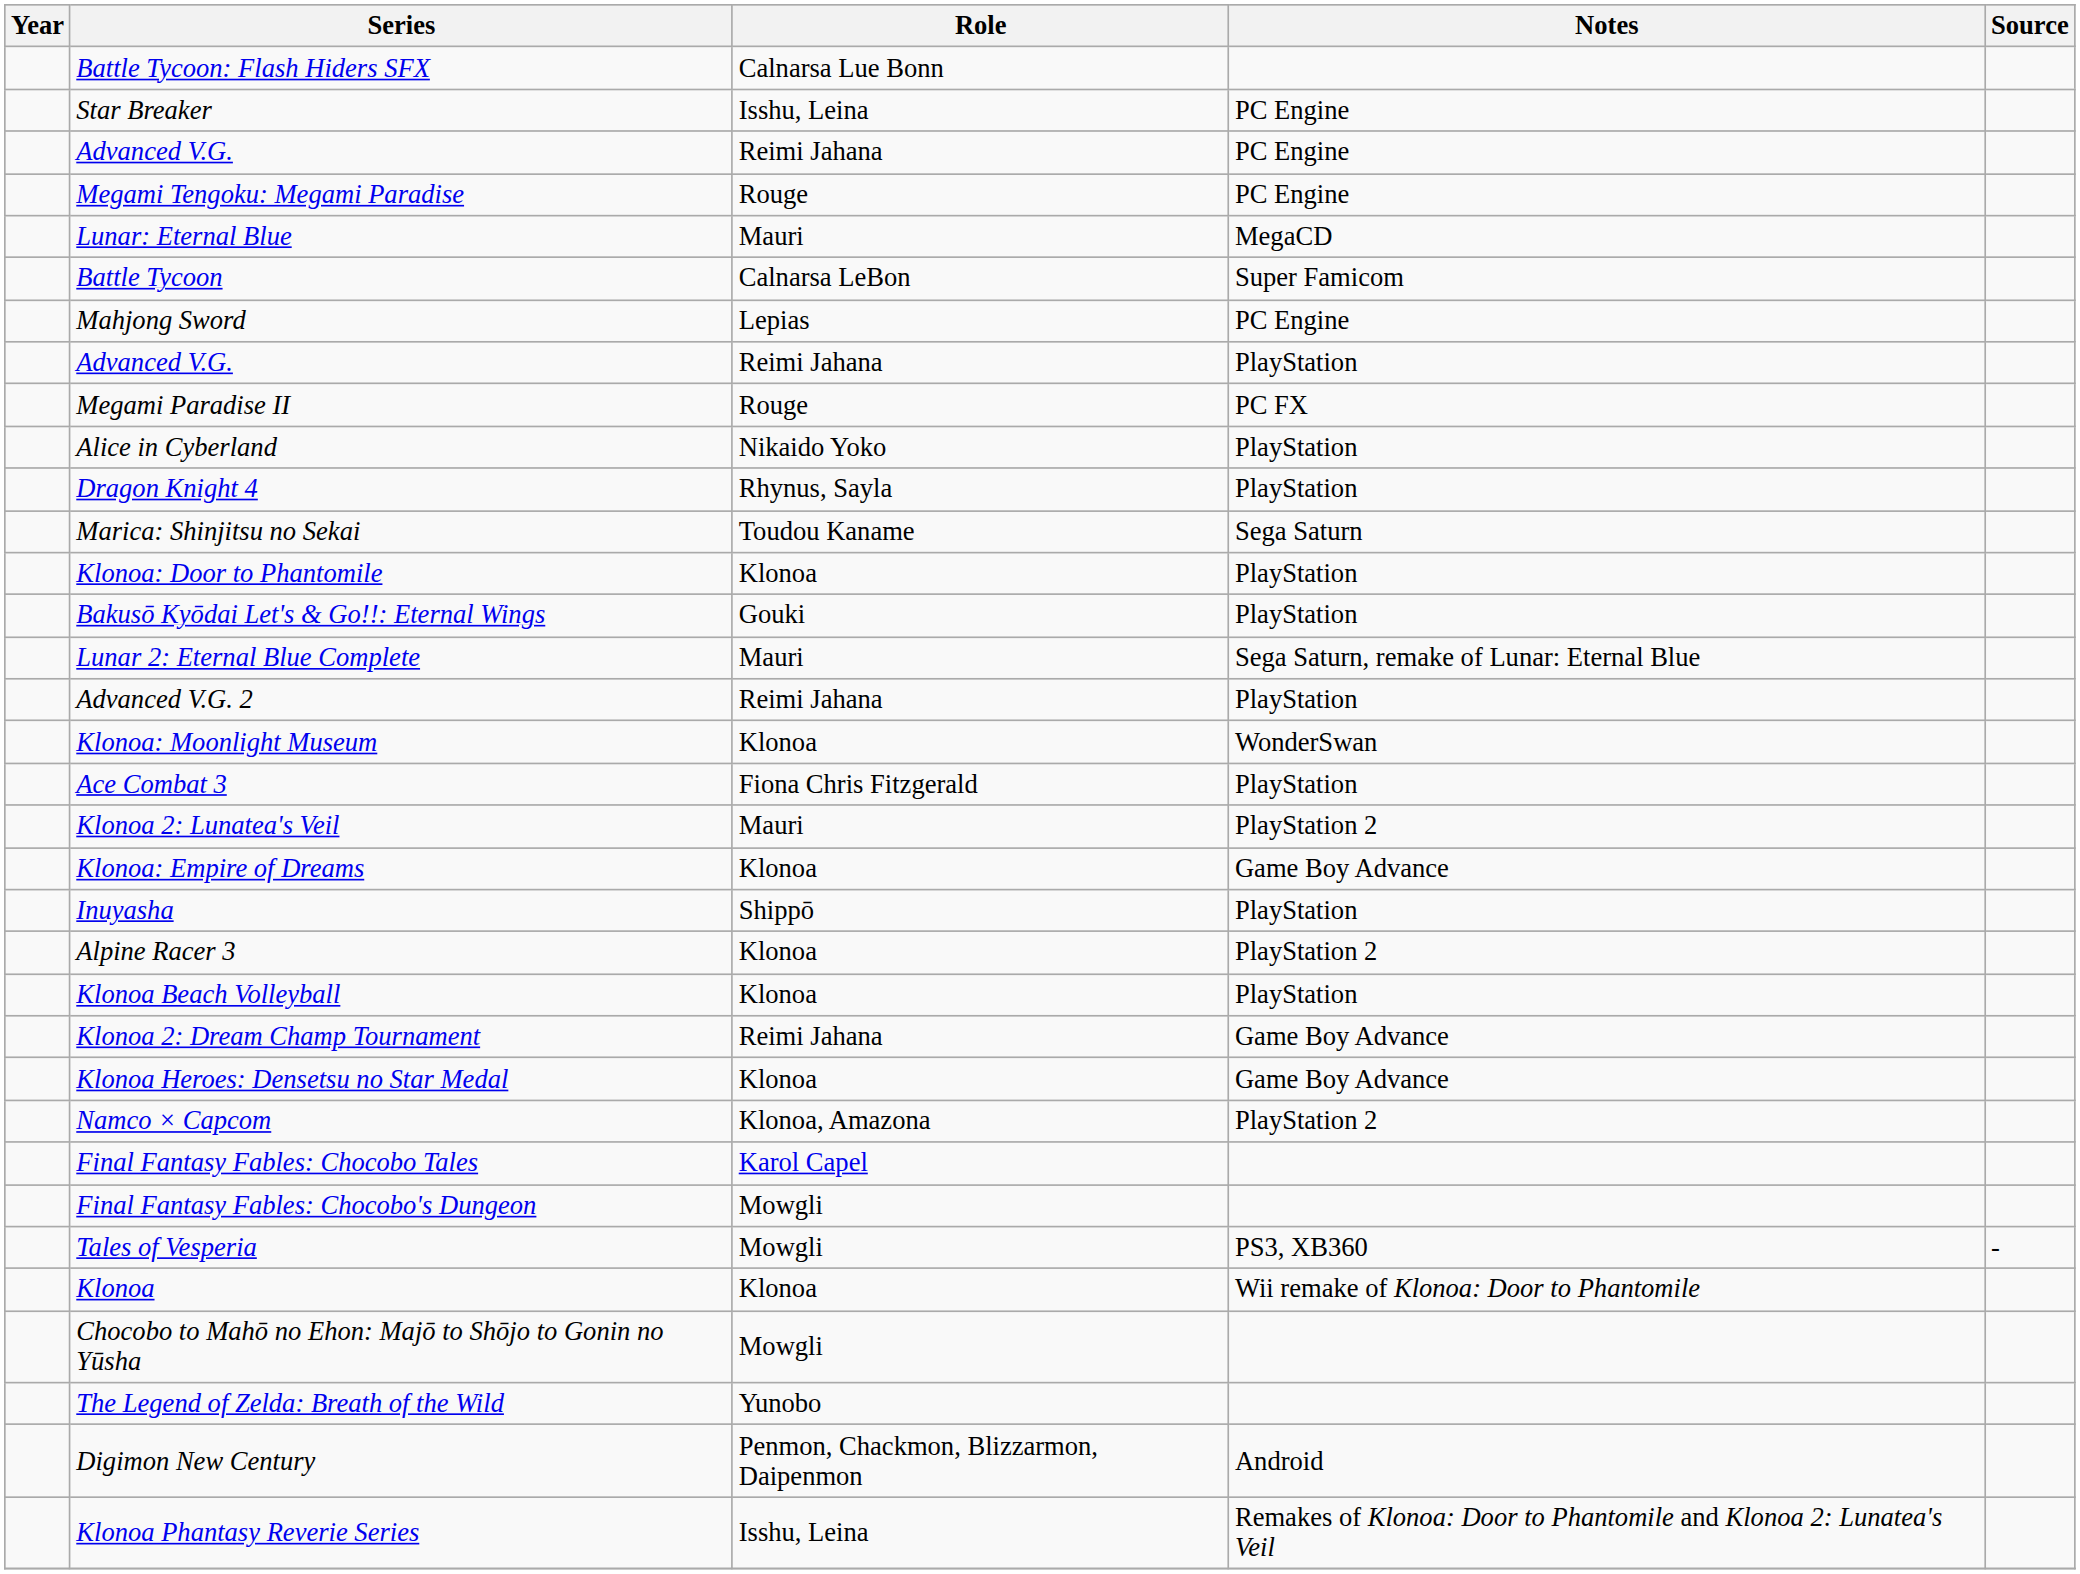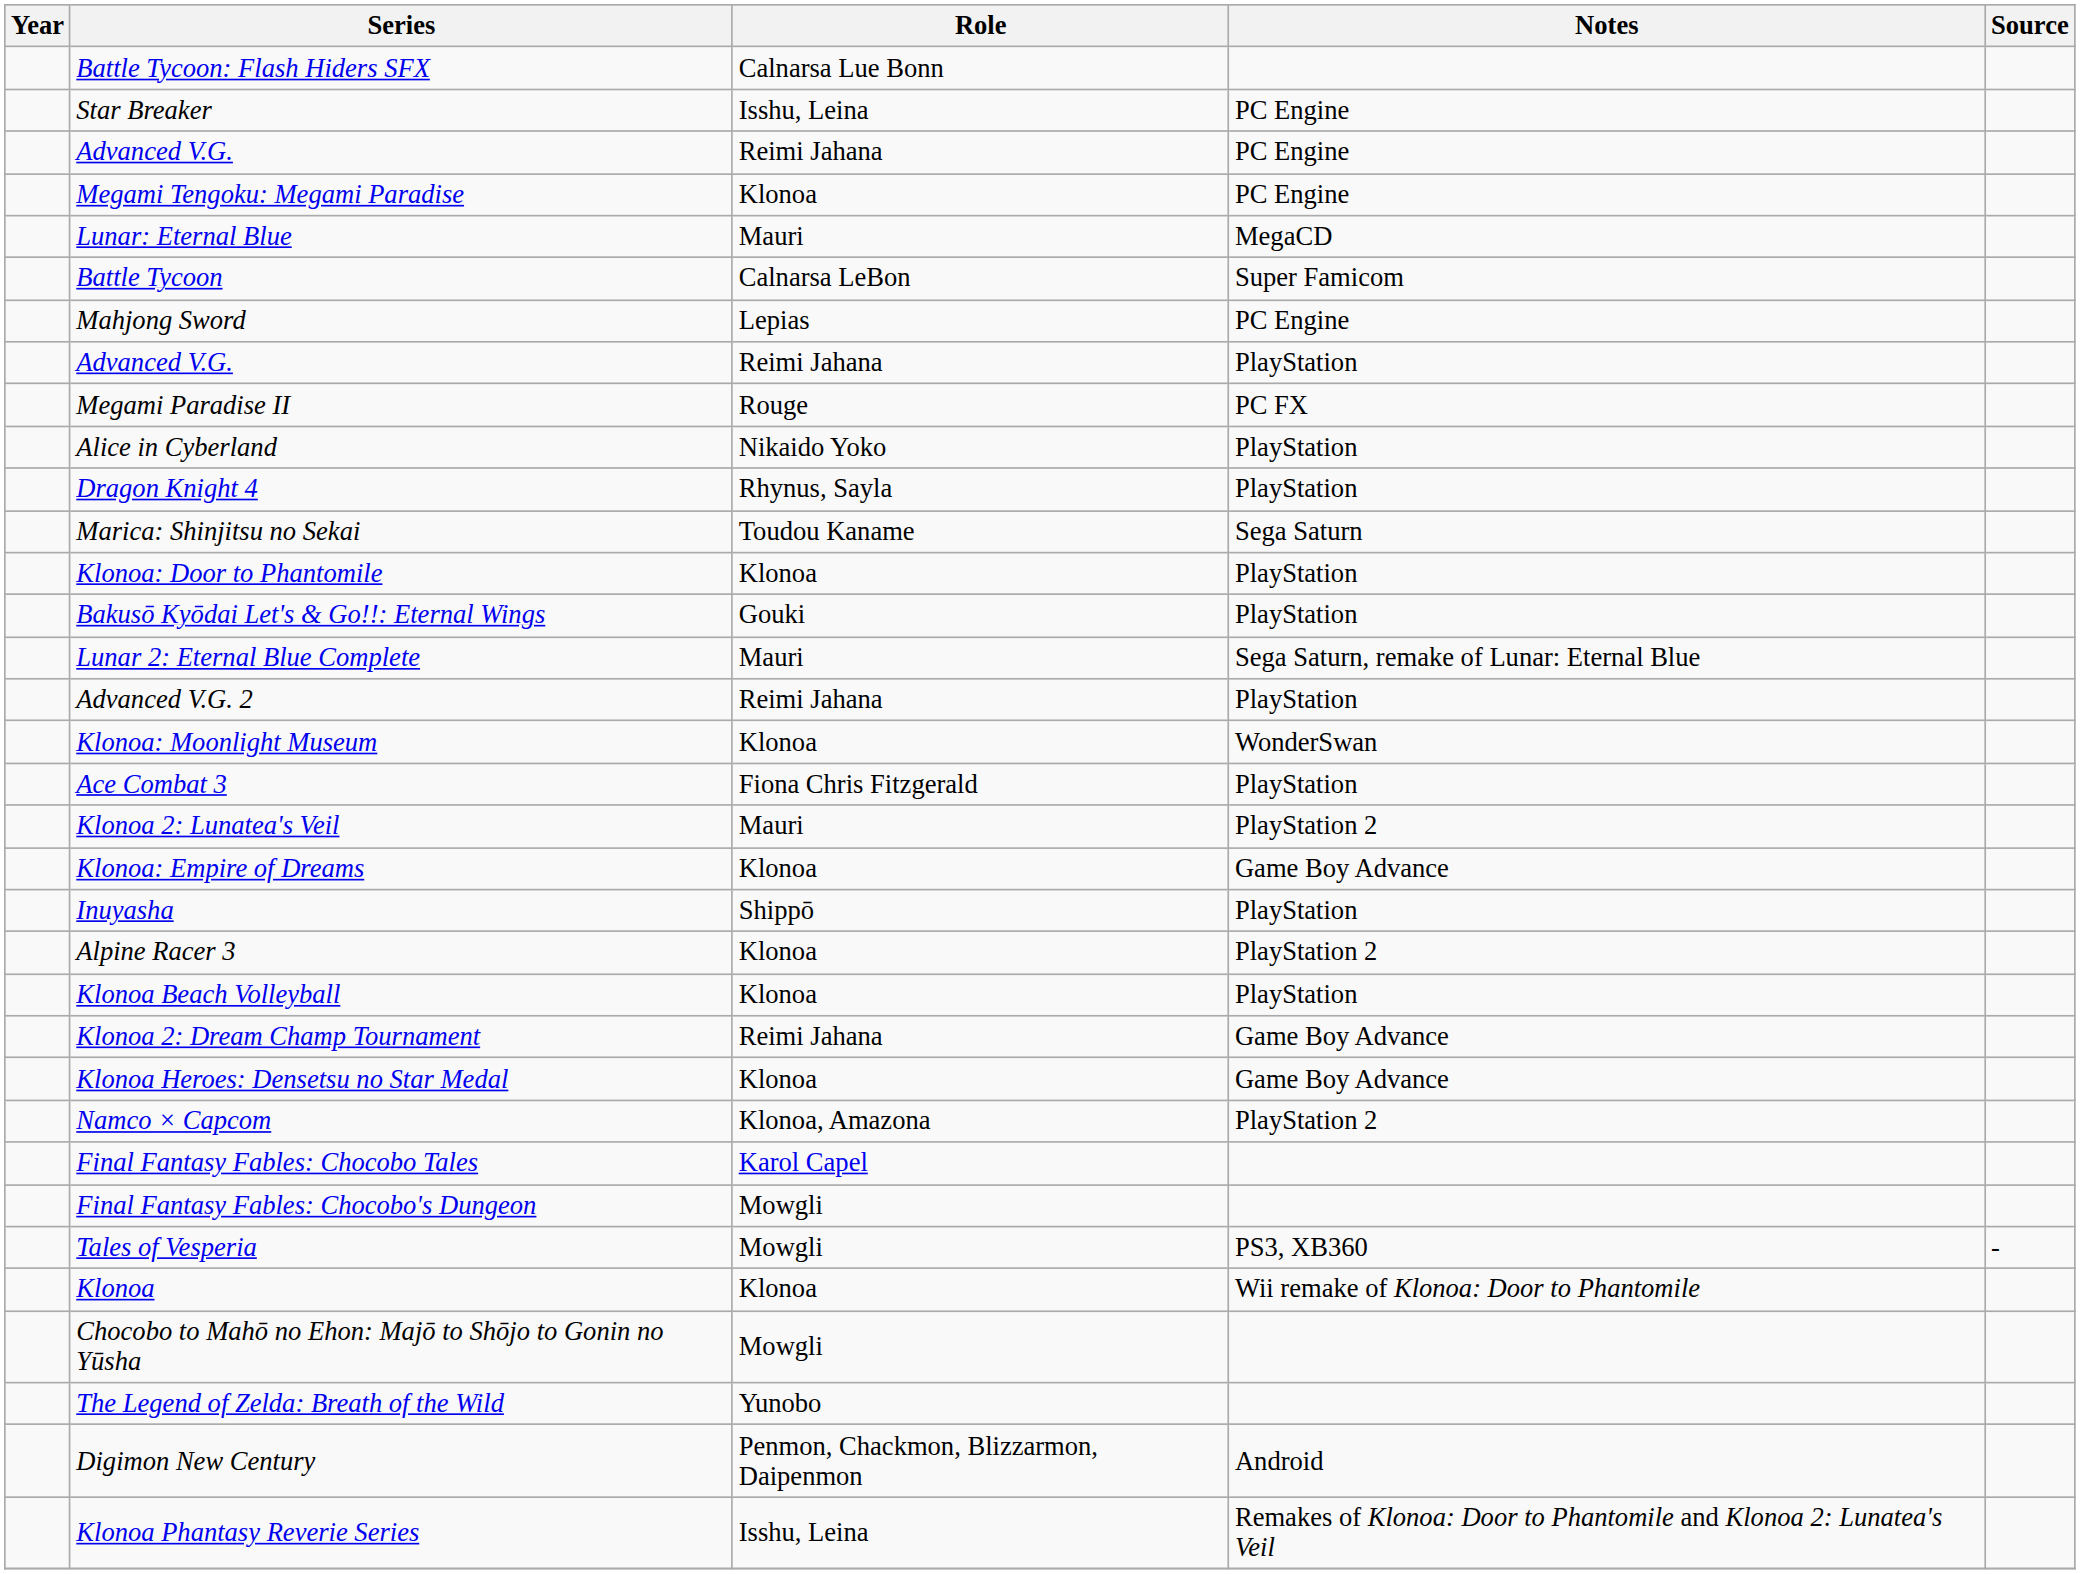(773, 194) Rouge -> (778, 194) Klonoa
